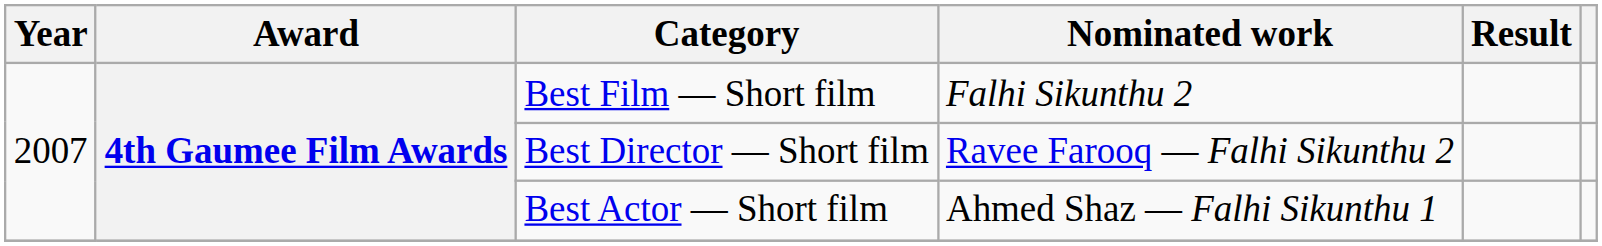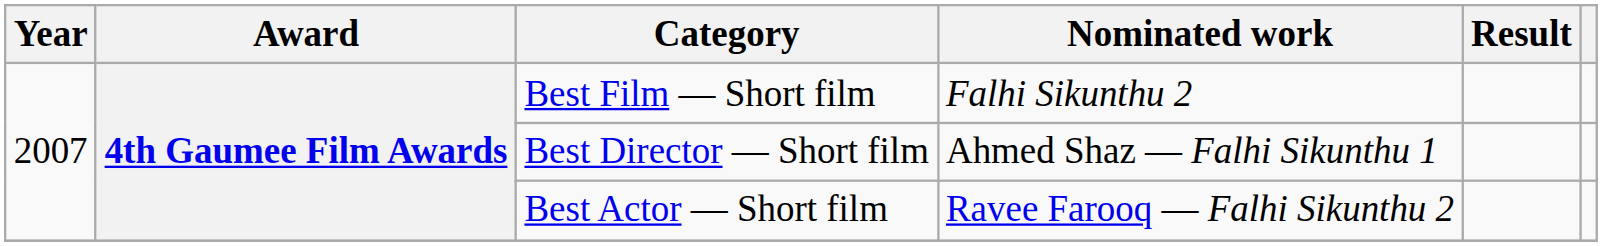(1200, 151) Ravee Farooq — Falhi Sikunthu 2 -> (1192, 151) Ahmed Shaz — Falhi Sikunthu 1
(1192, 209) Ahmed Shaz — Falhi Sikunthu 1 -> (1200, 209) Ravee Farooq — Falhi Sikunthu 2
